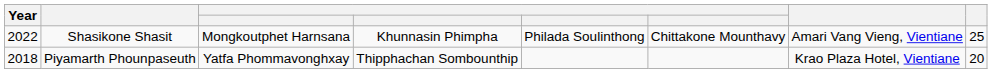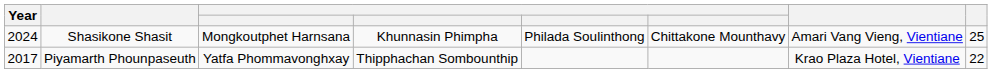(23, 37) 2022 -> (23, 37) 2024
(23, 58) 2018 -> (23, 58) 2017
(977, 58) 20 -> (977, 58) 22
